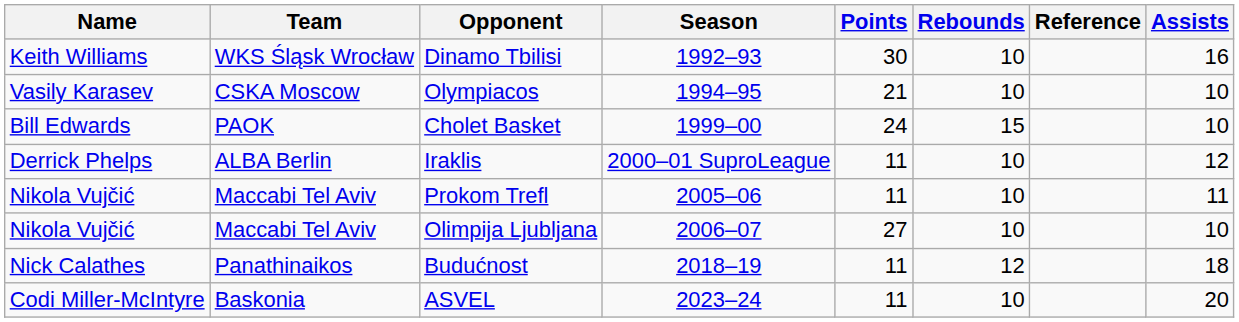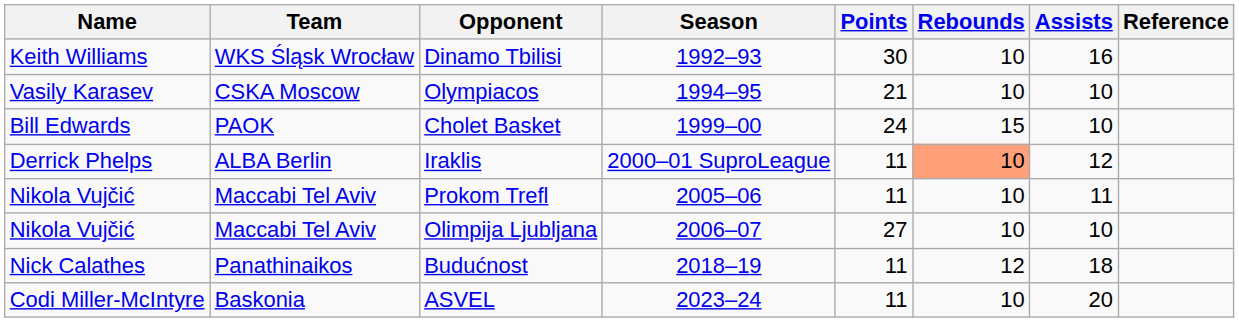columns swapped: (1190, 21) <-> (1088, 21)
(1013, 160) no background -> (1013, 160) lightsalmon background
